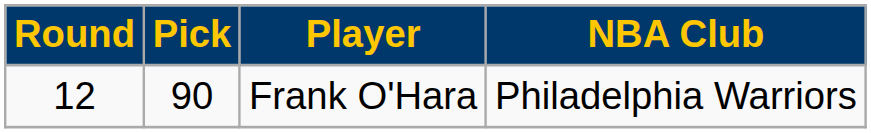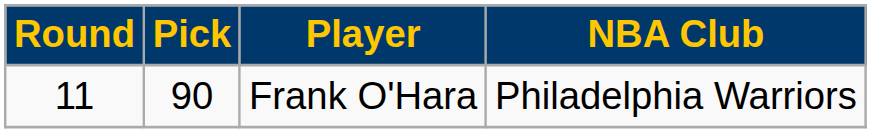(75, 95) 12 -> (75, 95) 11
